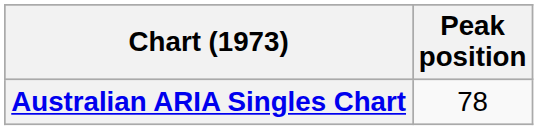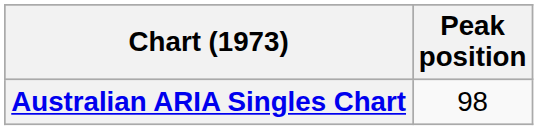(473, 101) 78 -> (473, 101) 98
